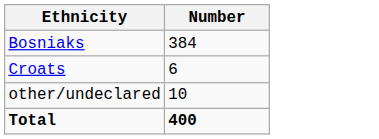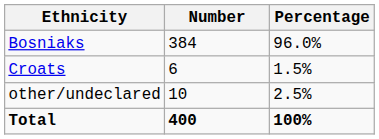+ column: (322, 18)
